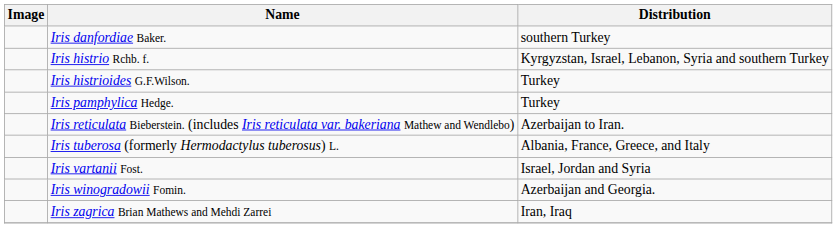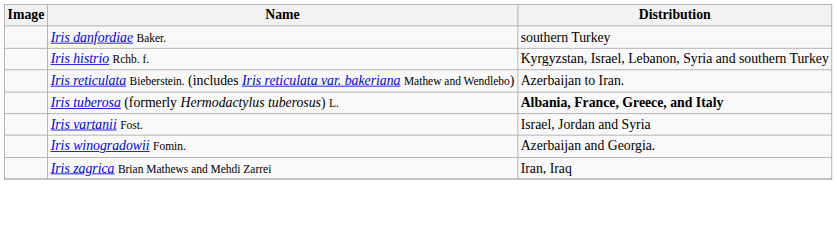- row: (120, 80)
- row: (112, 102)
(615, 146) normal -> (622, 102) bold
